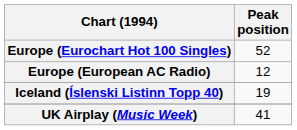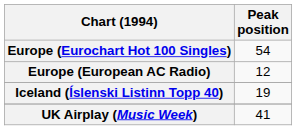(263, 51) 52 -> (263, 51) 54
